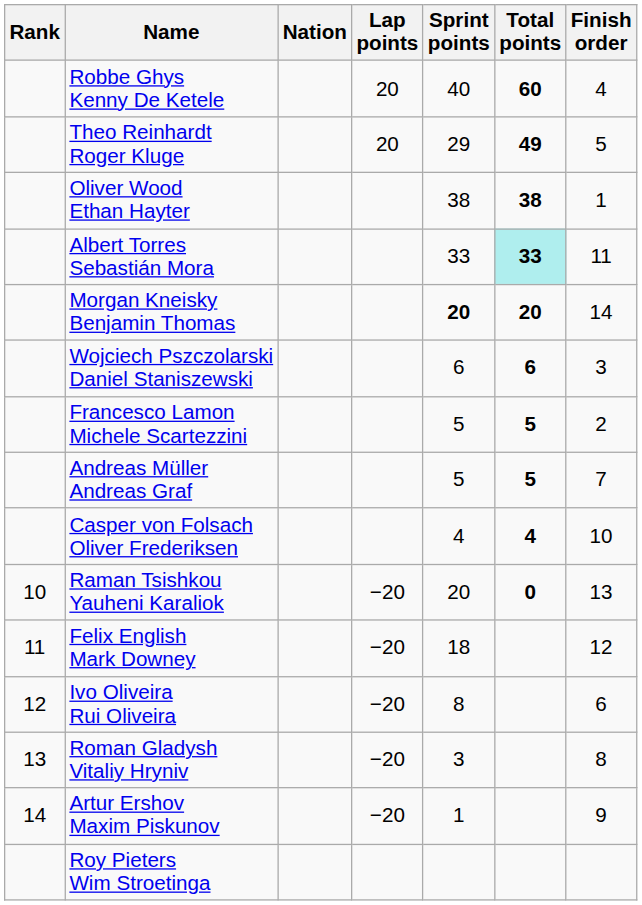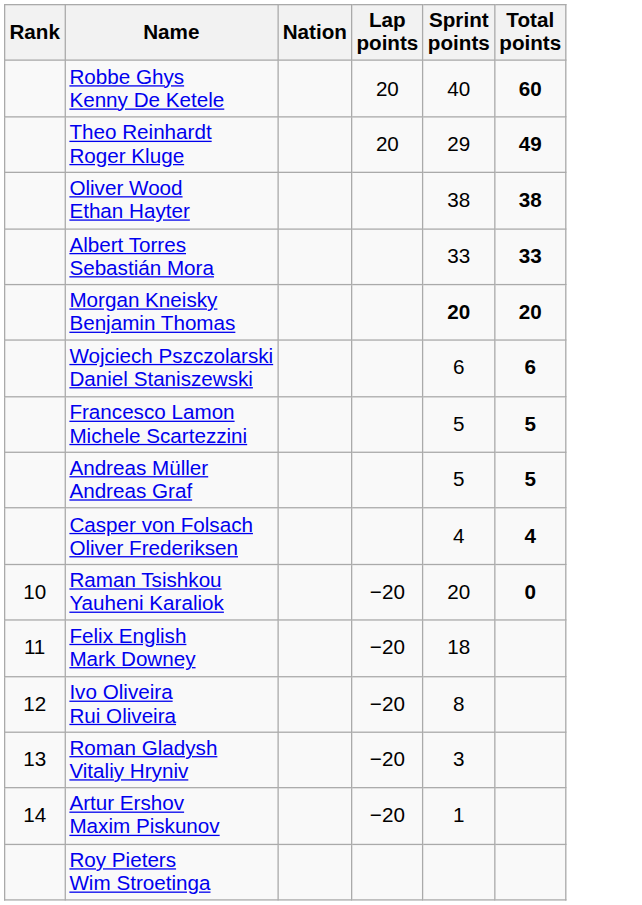- column: (601, 32)
(530, 256) paleturquoise background -> (530, 256) no background
